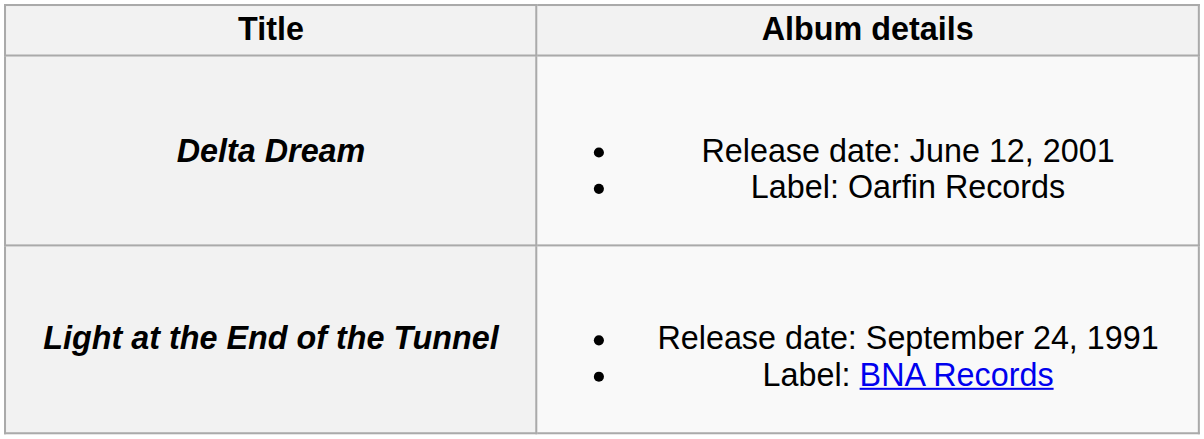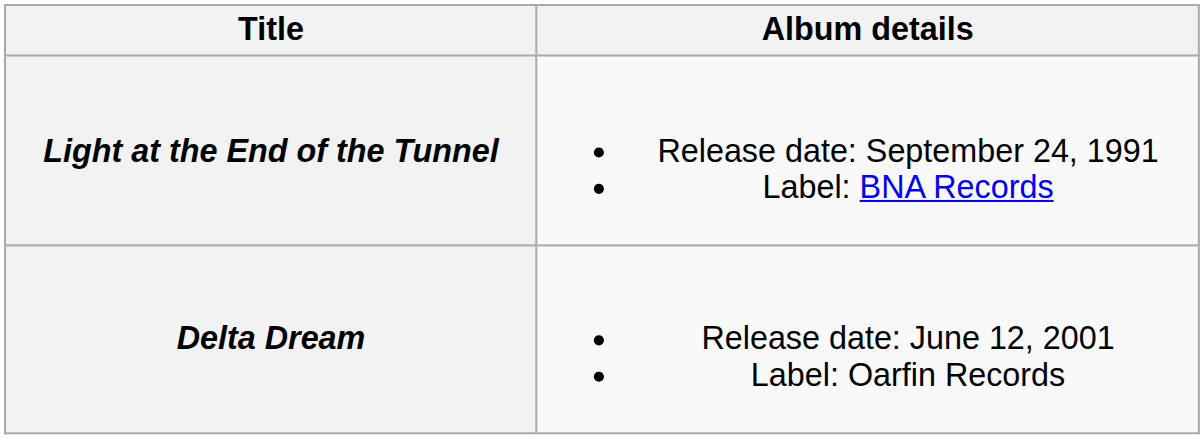rows swapped: (271, 338) <-> (271, 150)
